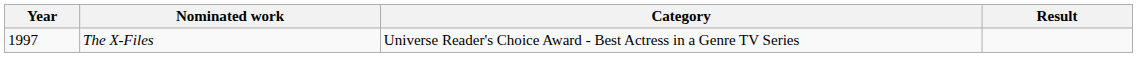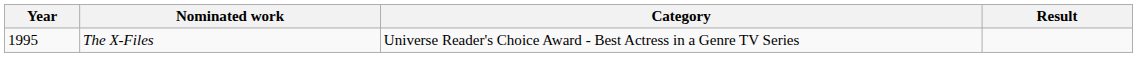(23, 40) 1997 -> (23, 40) 1995
